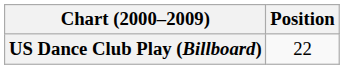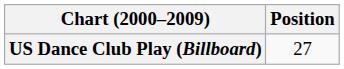(303, 49) 22 -> (303, 49) 27
